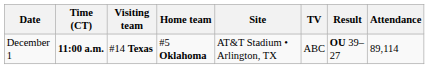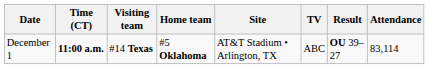(384, 49) 89,114 -> (384, 49) 83,114
